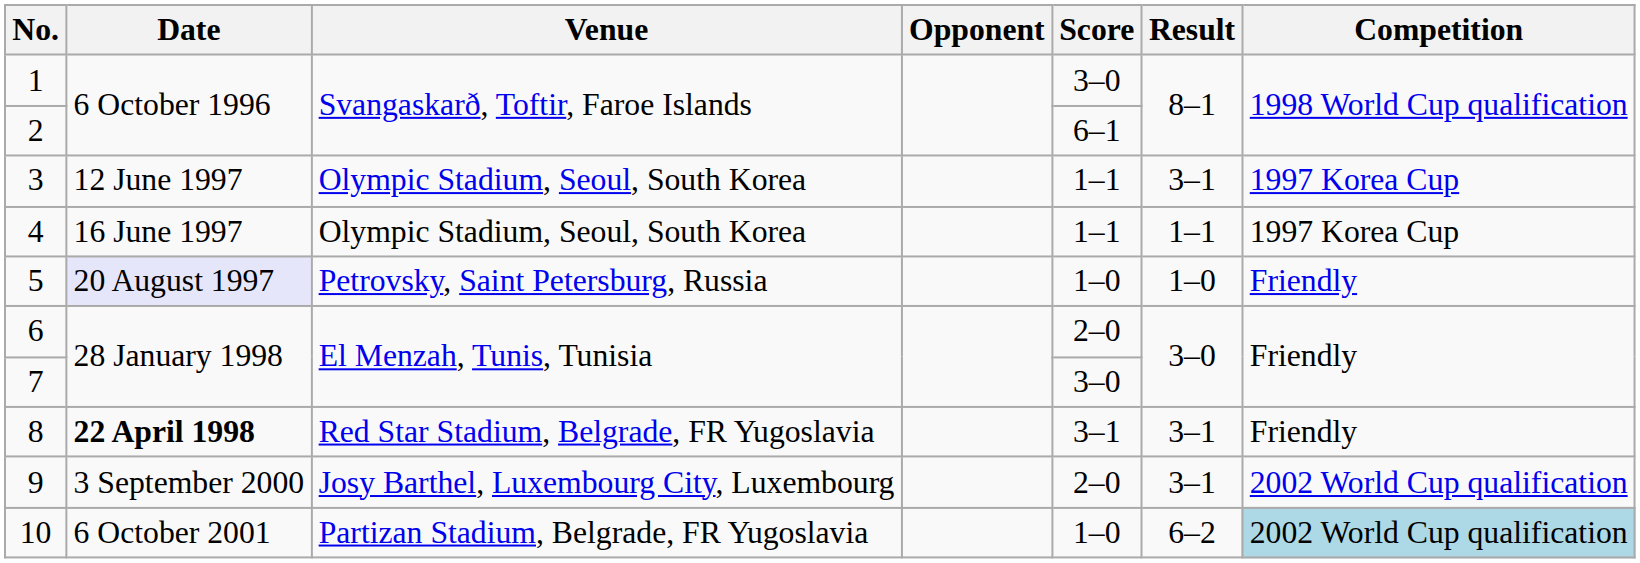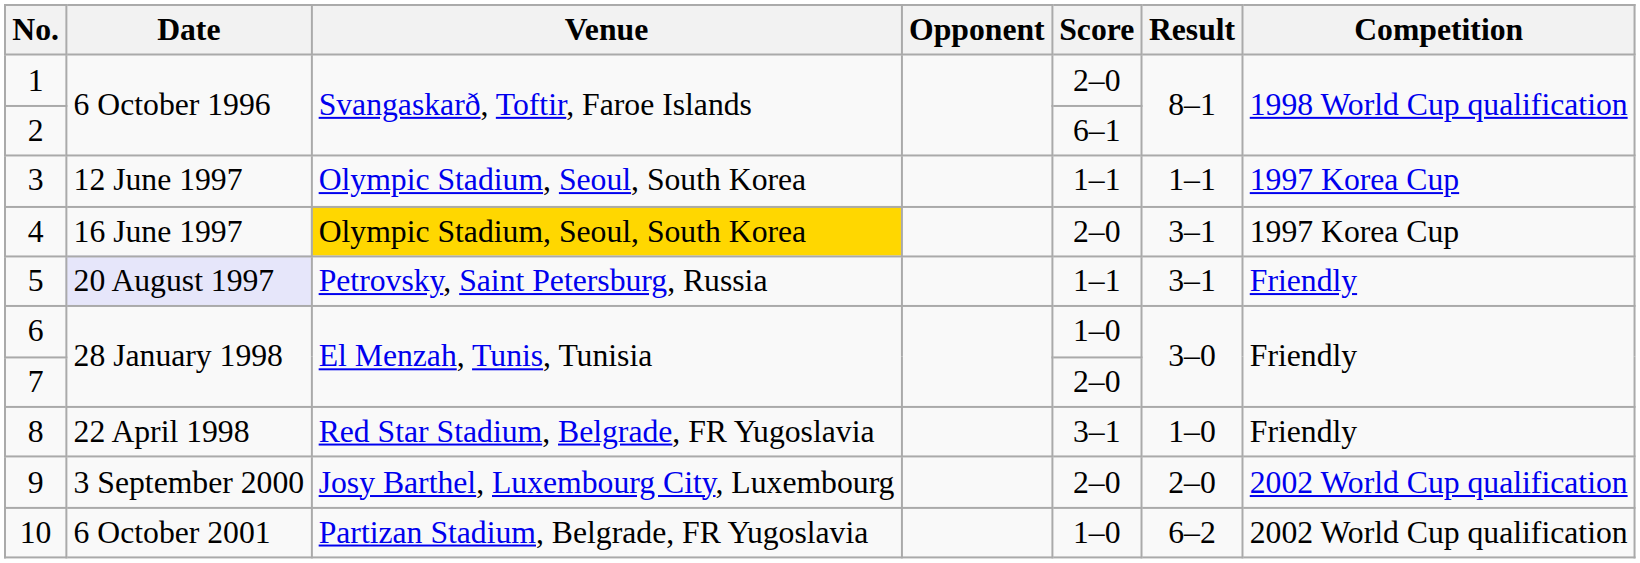(1097, 79) 3–0 -> (1097, 79) 2–0
(1192, 180) 3–1 -> (1192, 180) 1–1
(562, 230) no background -> (562, 230) gold background
(1097, 230) 1–1 -> (1097, 230) 2–0
(1192, 230) 1–1 -> (1192, 230) 3–1
(1097, 280) 1–0 -> (1097, 280) 1–1
(1192, 280) 1–0 -> (1192, 280) 3–1
(1097, 331) 2–0 -> (1097, 331) 1–0
(1097, 381) 3–0 -> (1097, 381) 2–0
(164, 431) bold -> (162, 431) normal
(1192, 431) 3–1 -> (1192, 431) 1–0
(1192, 481) 3–1 -> (1192, 481) 2–0
(1439, 532) lightblue background -> (1439, 532) no background
